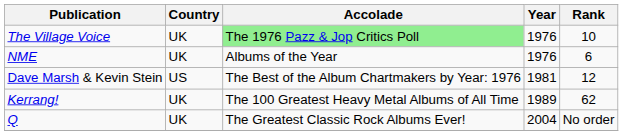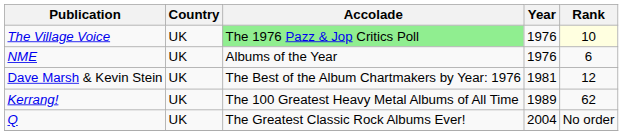(589, 36) no background -> (589, 36) lightyellow background
(178, 78) US -> (178, 78) UK
